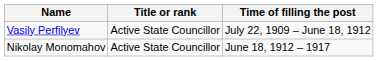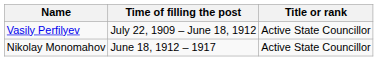columns swapped: (165, 13) <-> (298, 13)
